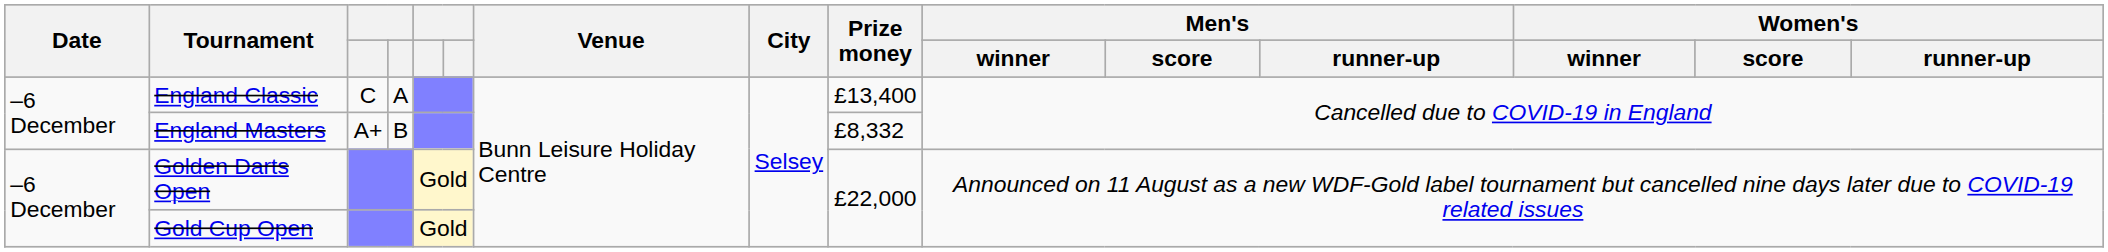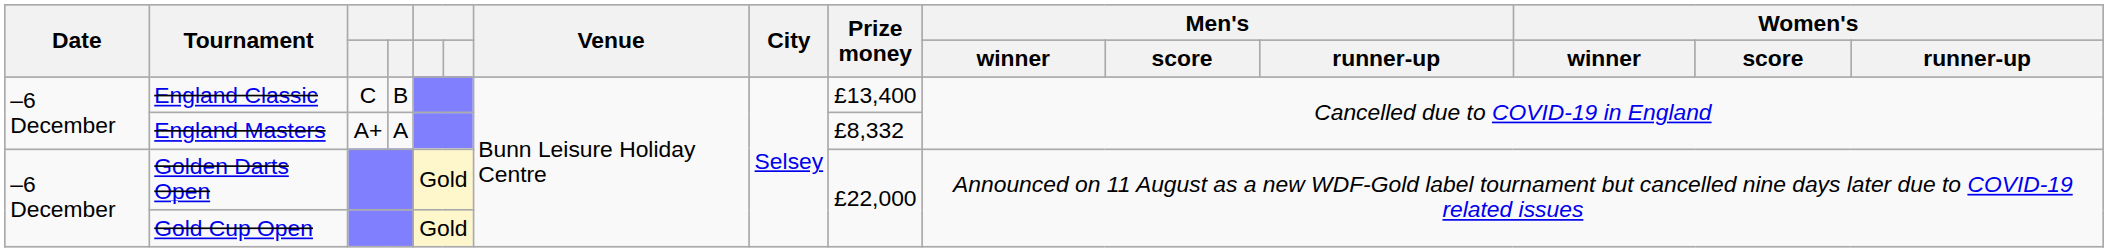(401, 94) A -> (401, 94) B
(401, 130) B -> (401, 130) A
